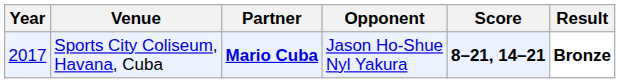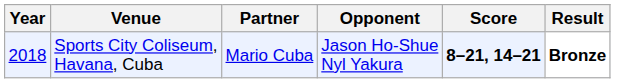(27, 55) 2017 -> (27, 55) 2018
(272, 55) bold -> (269, 55) normal
